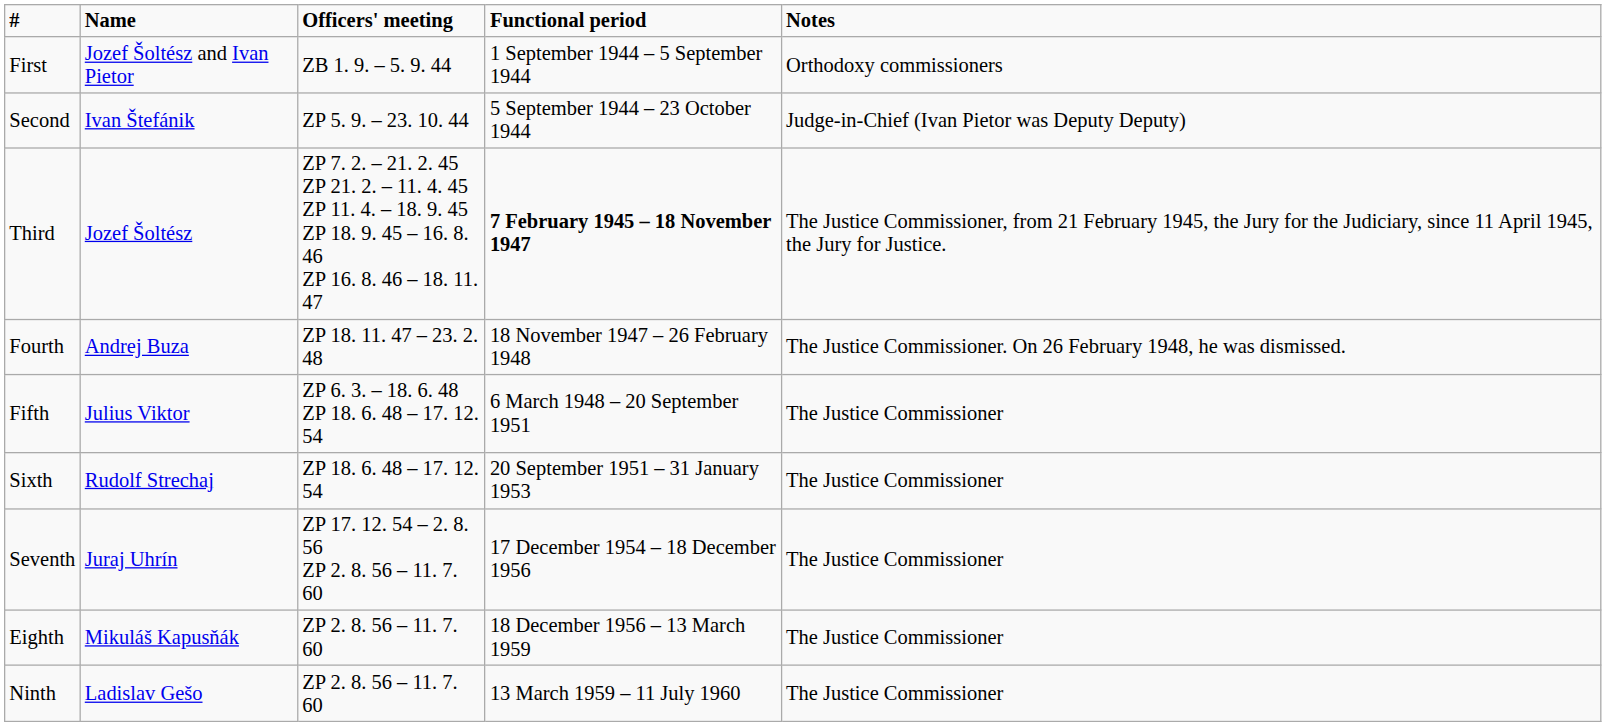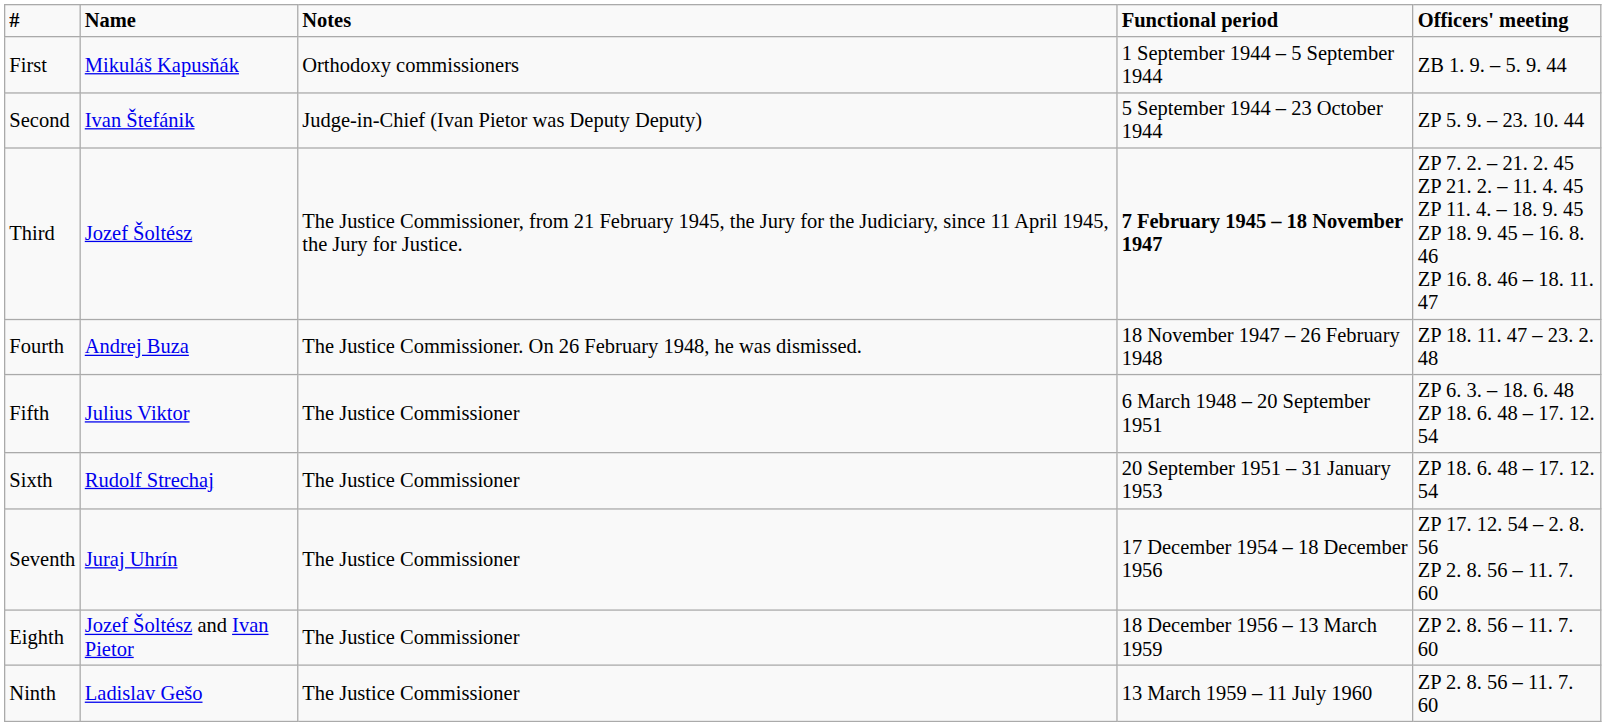columns swapped: (378, 20) <-> (810, 20)
(177, 64) Jozef Šoltész and Ivan Pietor -> (162, 64) Mikuláš Kapusňák
(162, 637) Mikuláš Kapusňák -> (177, 637) Jozef Šoltész and Ivan Pietor
